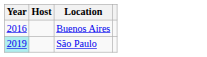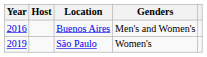+ column: (155, 12)
(17, 44) paleturquoise background -> (17, 44) no background
